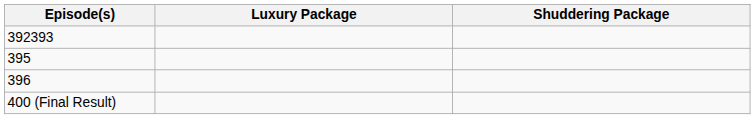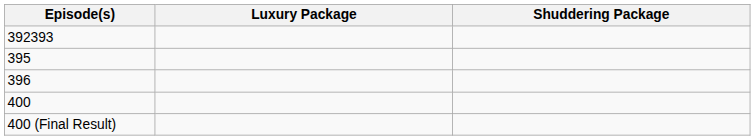+ row: (19, 102)
